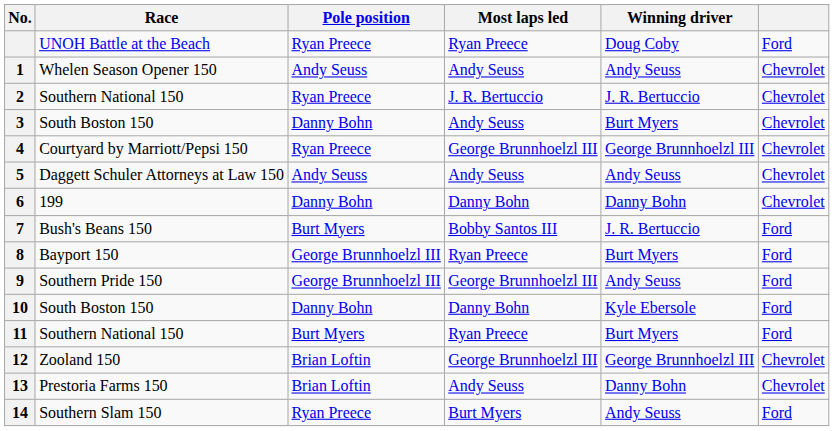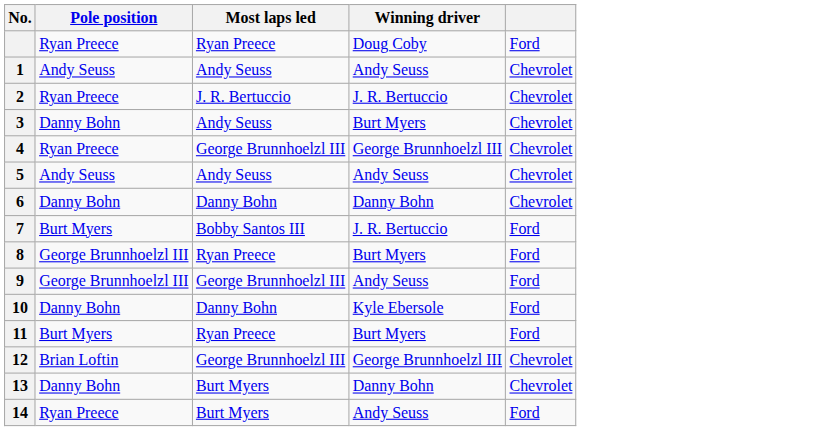- column: (162, 17)
(331, 386) Brian Loftin -> (80, 386) Danny Bohn
(486, 386) Andy Seuss -> (232, 386) Burt Myers
